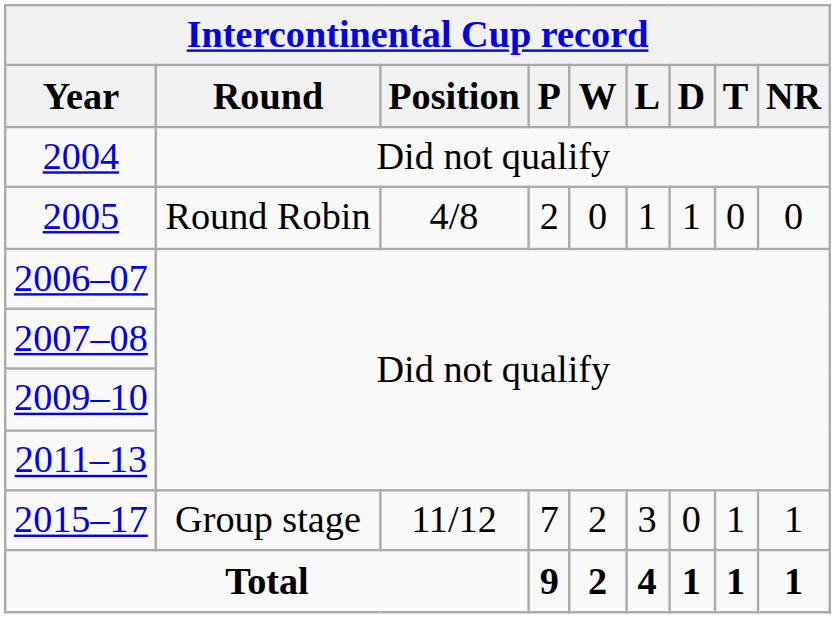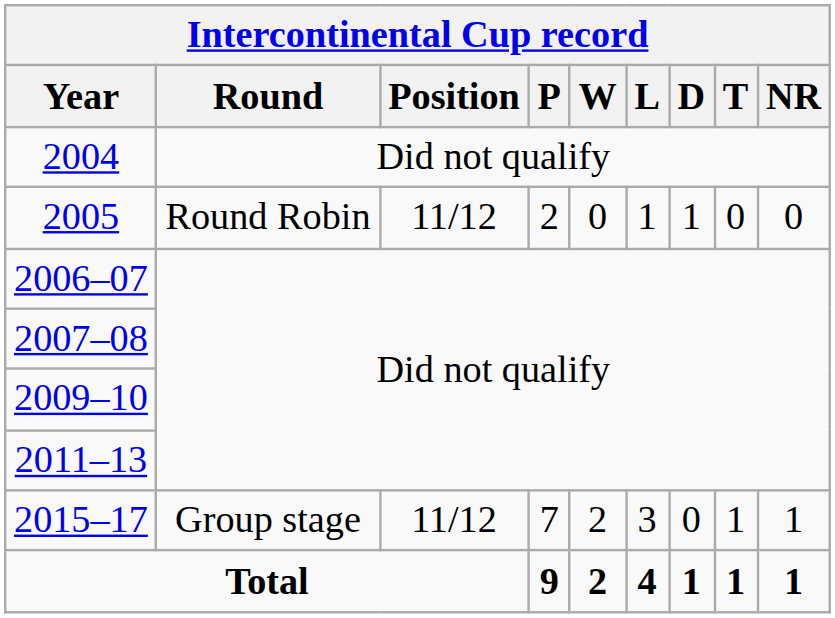(454, 216) 4/8 -> (454, 216) 11/12
